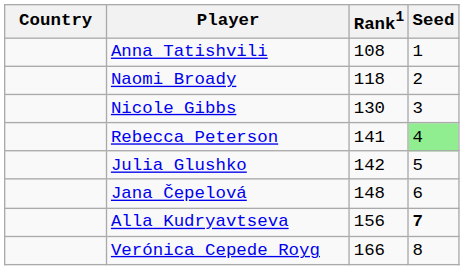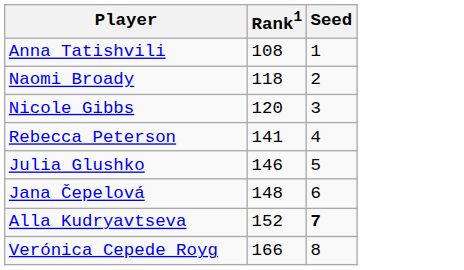- column: (56, 21)
(369, 108) 130 -> (267, 108) 120
(418, 137) lightgreen background -> (316, 137) no background
(369, 165) 142 -> (267, 165) 146
(369, 222) 156 -> (267, 222) 152
